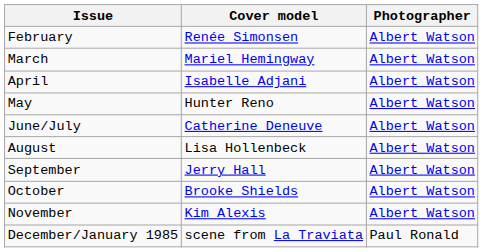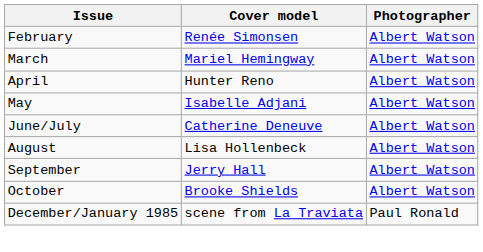(245, 82) Isabelle Adjani -> (229, 82) Hunter Reno
(229, 104) Hunter Reno -> (245, 104) Isabelle Adjani
- row: (40, 214)
